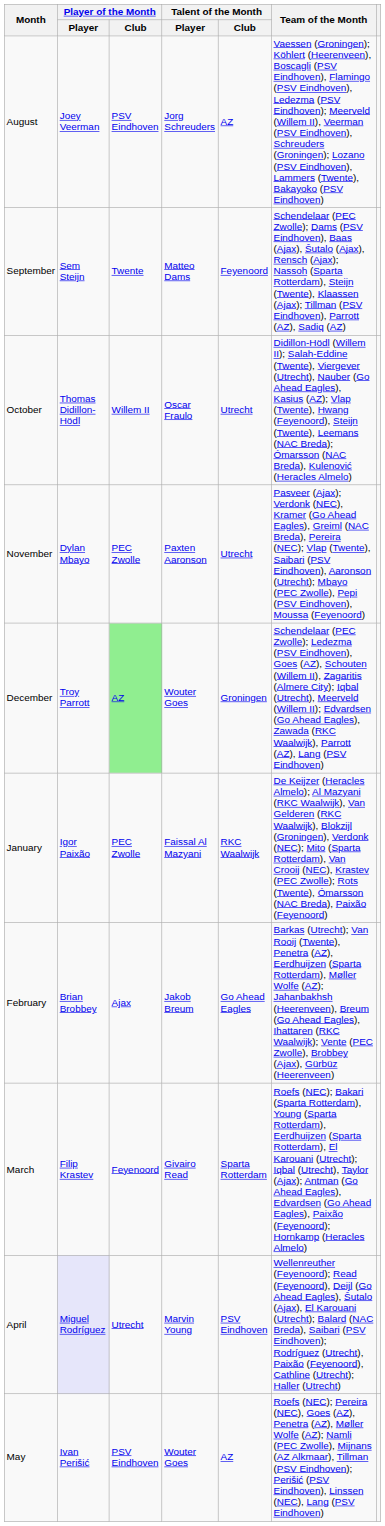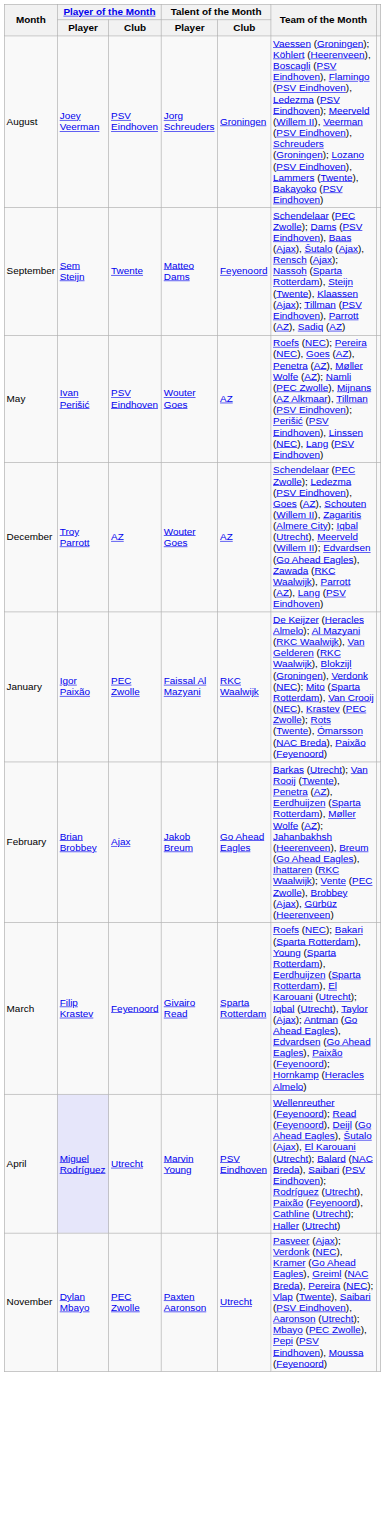(227, 121) AZ -> (243, 121) Groningen
- row: (24, 410)
rows swapped: (29, 554) <-> (16, 1457)
(118, 698) lightgreen background -> (117, 537) no background
(244, 698) Groningen -> (226, 537) AZ
